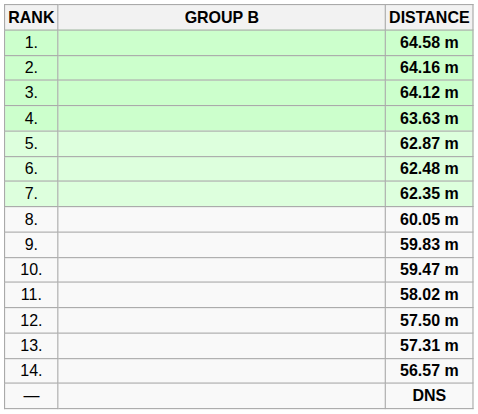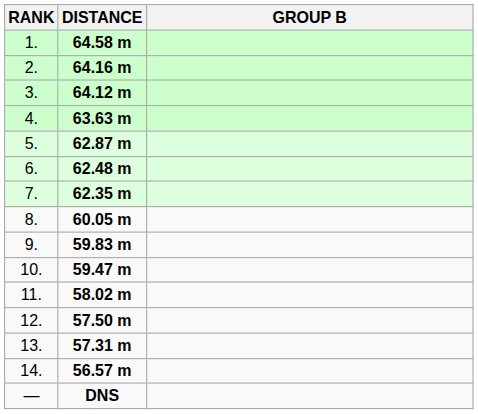columns swapped: (222, 18) <-> (429, 18)
